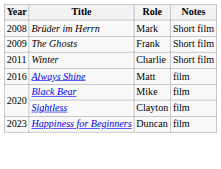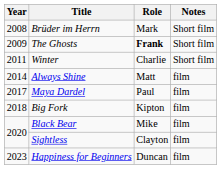(148, 44) normal -> (150, 44) bold
(17, 76) 2016 -> (17, 76) 2014
+ row: (58, 92)
+ row: (50, 108)
